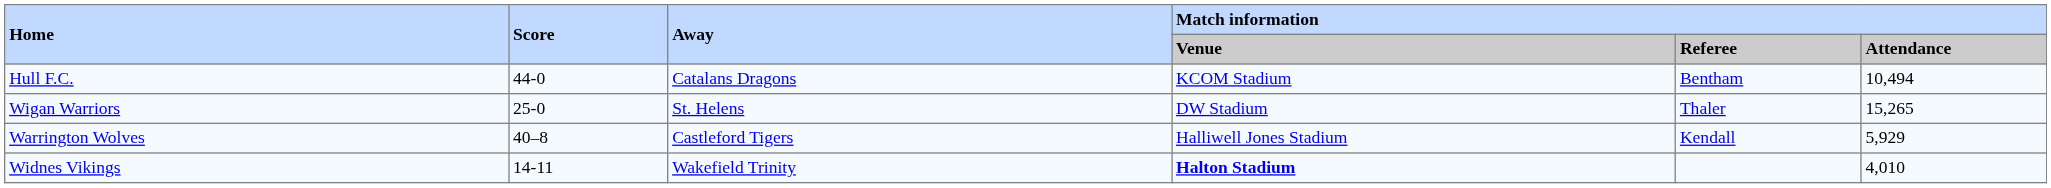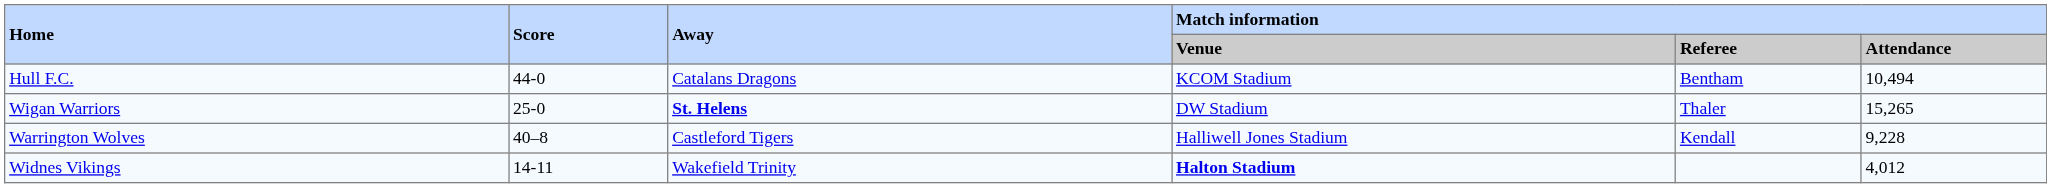(708, 108) normal -> (710, 108) bold
(1885, 138) 5,929 -> (1885, 138) 9,228
(1885, 167) 4,010 -> (1885, 167) 4,012
